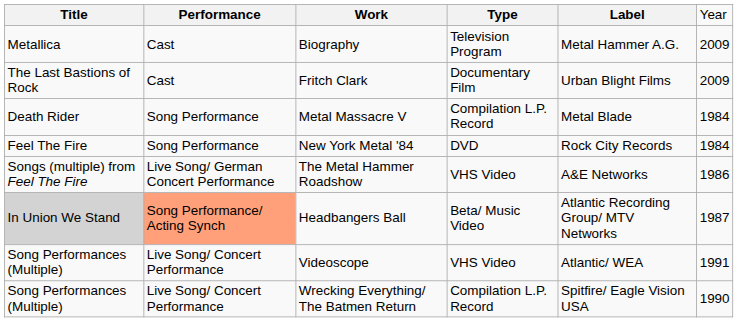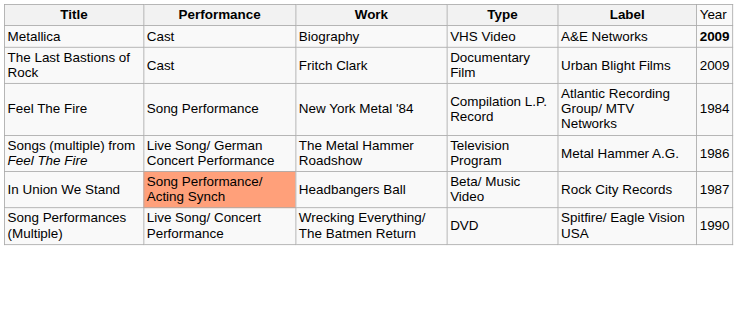(480, 44) Television Program -> (483, 36) VHS Video
(620, 44) Metal Hammer A.G. -> (604, 36) A&E Networks
(715, 44) normal -> (715, 36) bold
- row: (353, 116)
(464, 145) DVD -> (499, 109) Compilation L.P. Record
(617, 145) Rock City Records -> (616, 109) Atlantic Recording Group/ MTV Networks
(483, 174) VHS Video -> (480, 153) Television Program
(604, 174) A&E Networks -> (620, 153) Metal Hammer A.G.
(64, 218) lightgrey background -> (64, 189) no background
(616, 218) Atlantic Recording Group/ MTV Networks -> (617, 189) Rock City Records
- row: (334, 262)
(499, 299) Compilation L.P. Record -> (464, 226) DVD
